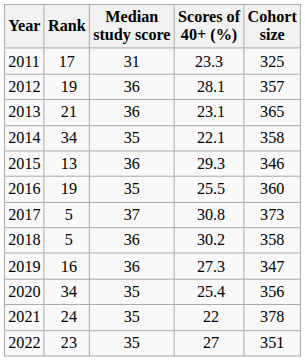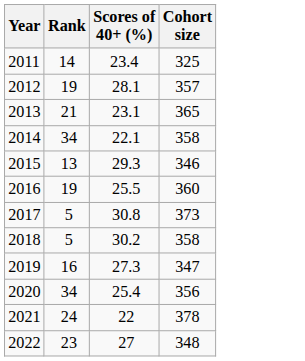- column: (132, 26)
(67, 61) 17 -> (67, 61) 14
(209, 61) 23.3 -> (124, 61) 23.4
(272, 343) 351 -> (187, 343) 348
